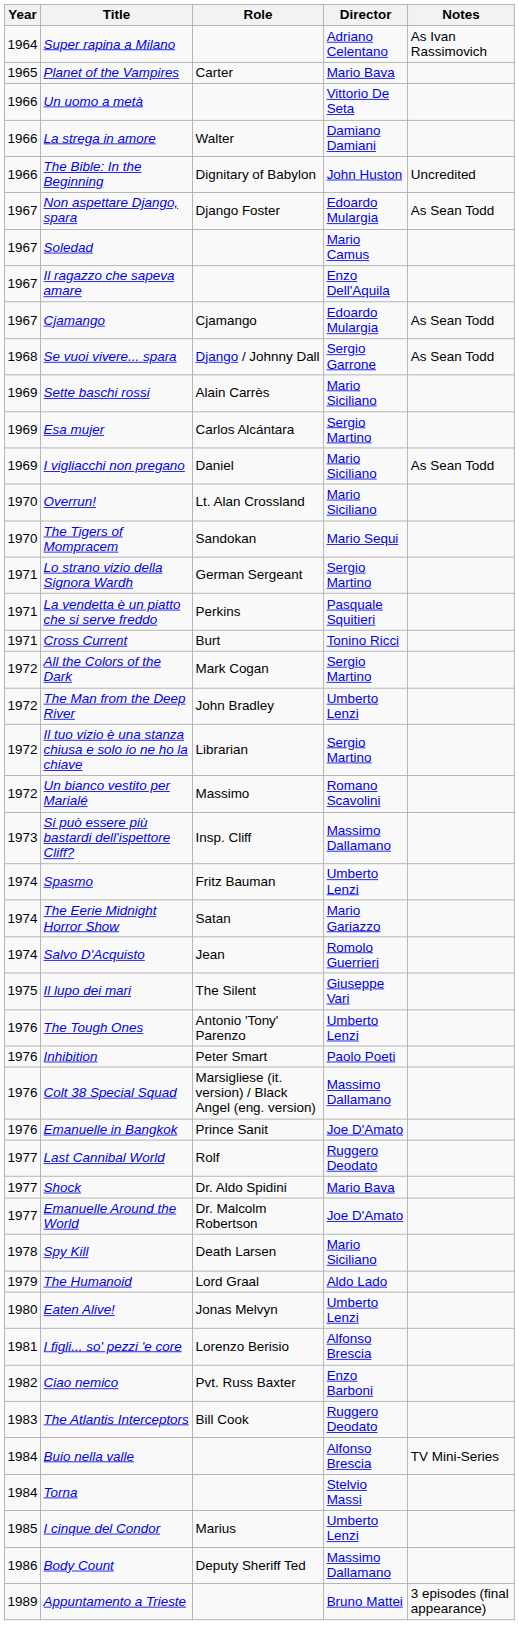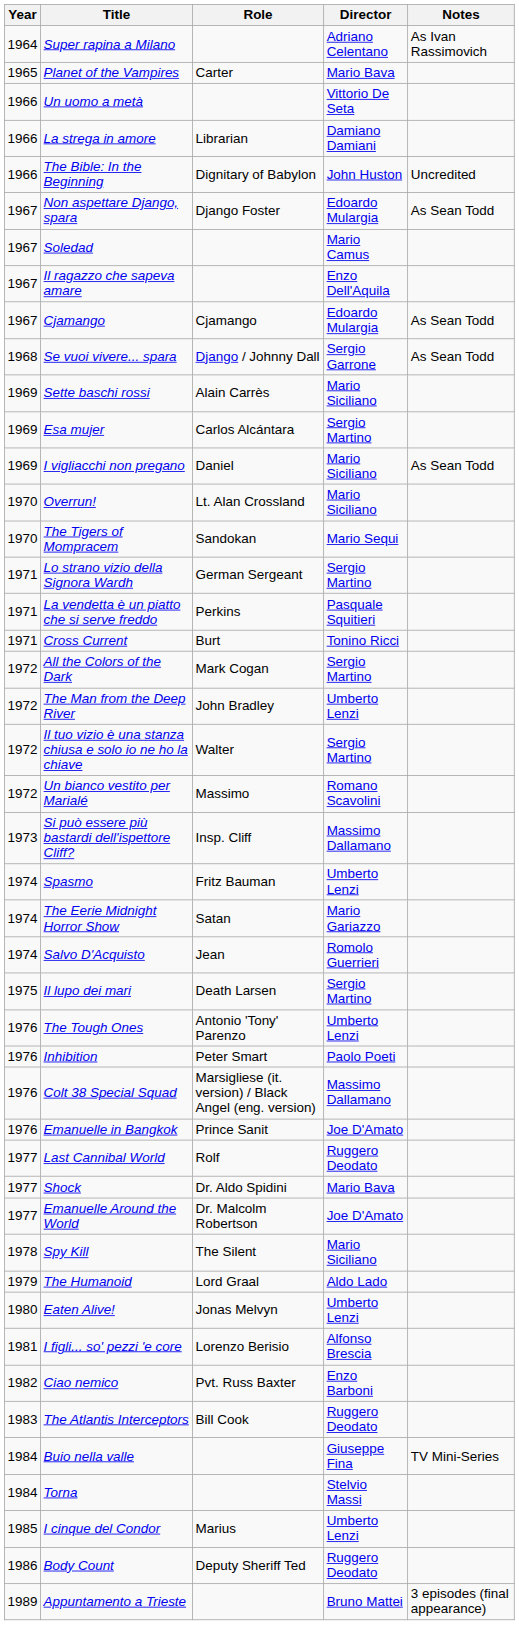(215, 138) Walter -> (222, 138) Librarian
(222, 750) Librarian -> (215, 750) Walter
(226, 991) The Silent -> (236, 991) Death Larsen
(355, 991) Giuseppe Vari -> (349, 991) Sergio Martino
(236, 1252) Death Larsen -> (226, 1252) The Silent
(349, 1456) Alfonso Brescia -> (355, 1456) Giuseppe Fina
(359, 1565) Massimo Dallamano -> (352, 1565) Ruggero Deodato
